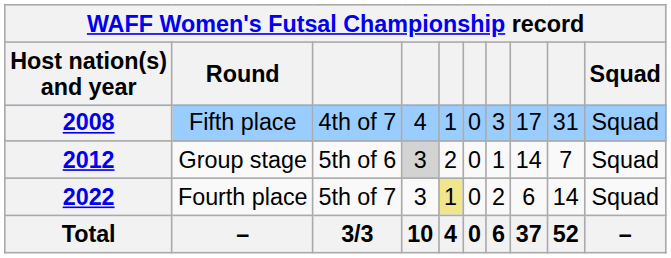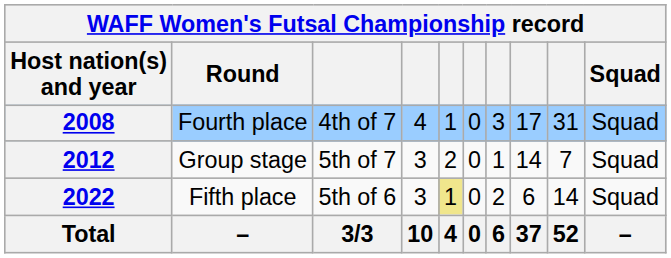(243, 123) Fifth place -> (243, 123) Fourth place
(357, 160) 5th of 6 -> (357, 160) 5th of 7
(420, 160) lightgrey background -> (420, 160) no background
(243, 197) Fourth place -> (243, 197) Fifth place
(357, 197) 5th of 7 -> (357, 197) 5th of 6
